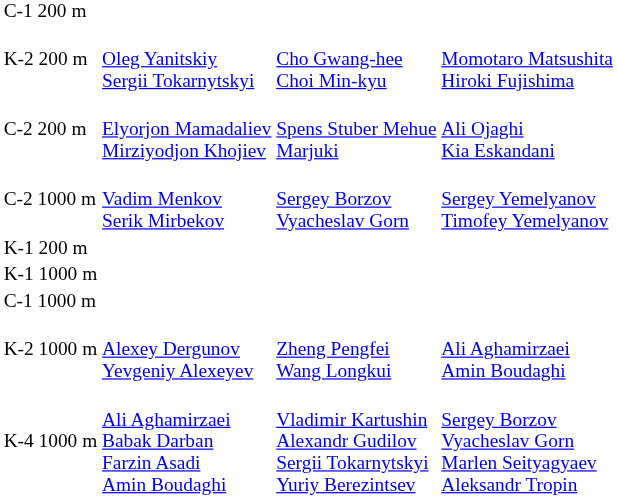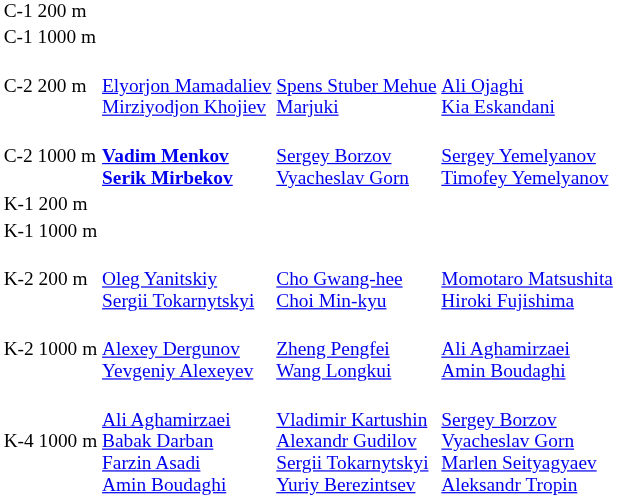rows swapped: (50, 300) <-> (46, 58)
(163, 210) normal -> (167, 166) bold
